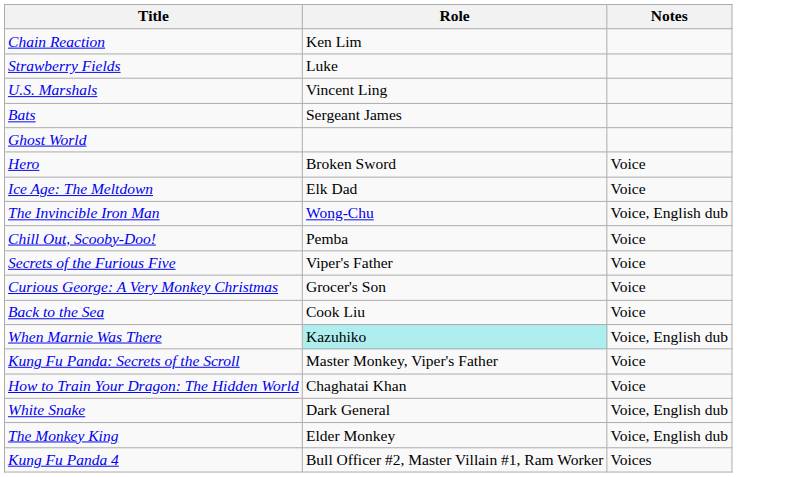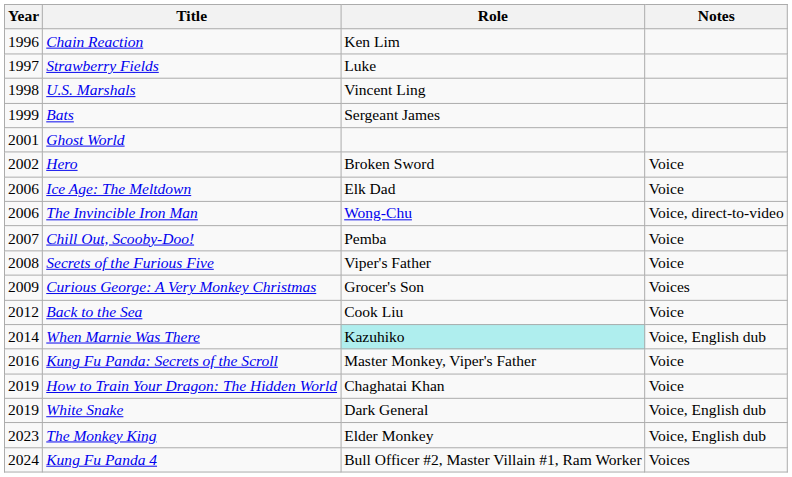+ column: (24, 16)
(669, 213) Voice, English dub -> (716, 213) Voice, direct-to-video
(628, 287) Voice -> (669, 287) Voices
